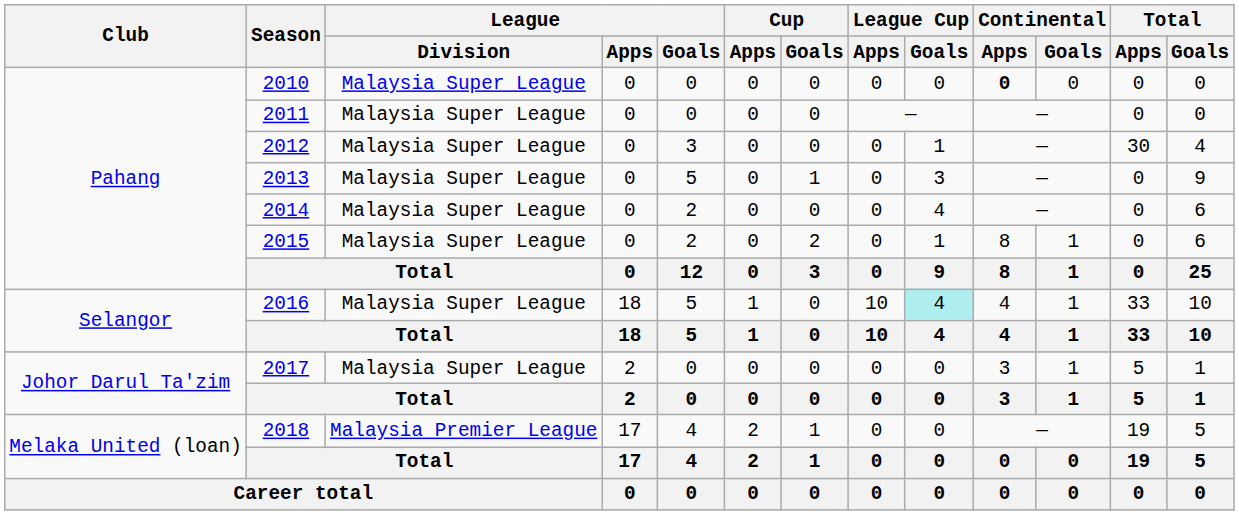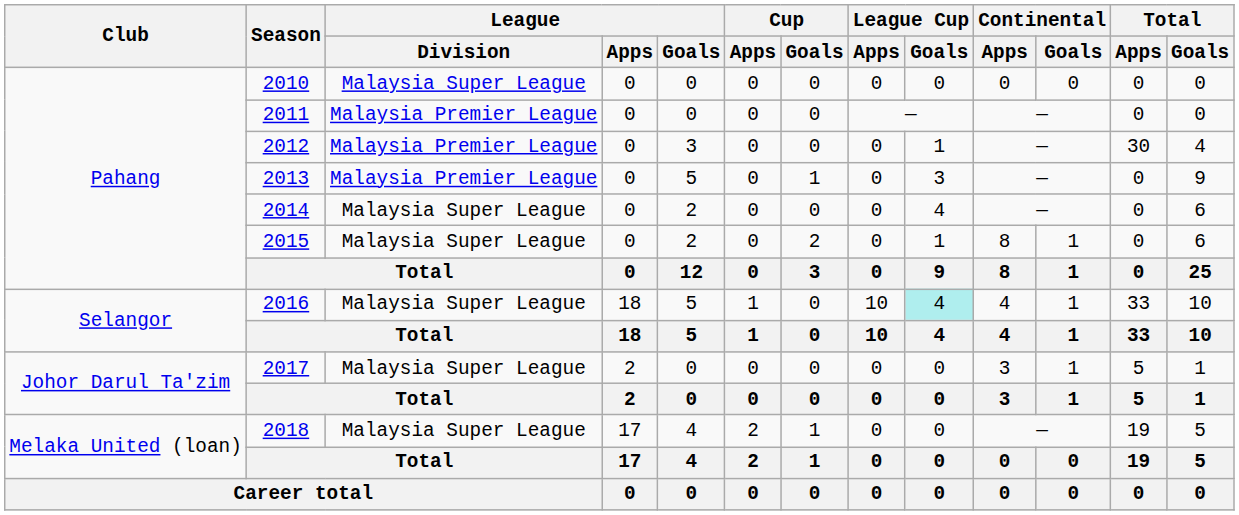(1005, 84) bold -> (1005, 84) normal
(464, 115) Malaysia Super League -> (464, 115) Malaysia Premier League
(464, 147) Malaysia Super League -> (464, 147) Malaysia Premier League
(464, 178) Malaysia Super League -> (464, 178) Malaysia Premier League
(464, 431) Malaysia Premier League -> (464, 431) Malaysia Super League
